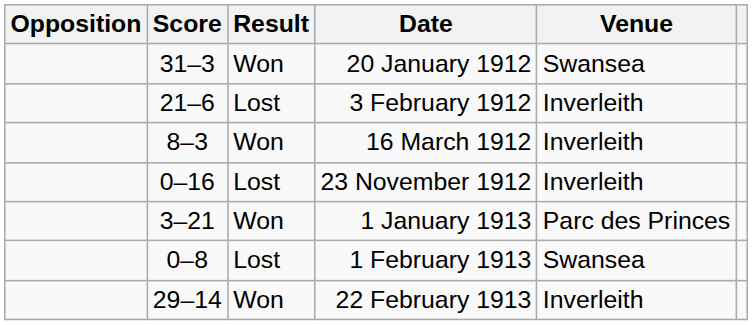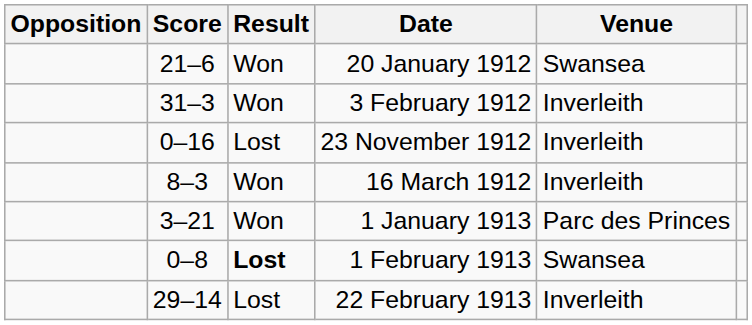(187, 63) 31–3 -> (187, 63) 21–6
(187, 102) 21–6 -> (187, 102) 31–3
(257, 102) Lost -> (258, 102) Won
rows swapped: (449, 142) <-> (426, 181)
(257, 260) normal -> (259, 260) bold
(258, 299) Won -> (257, 299) Lost
